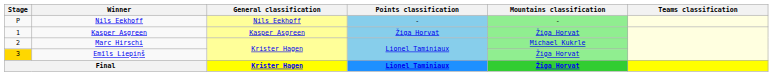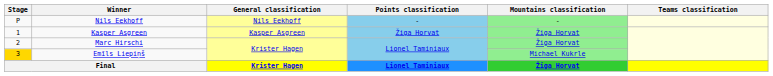(558, 43) Michael Kukrle -> (558, 43) Žiga Horvat
(558, 54) Žiga Horvat -> (558, 54) Michael Kukrle
